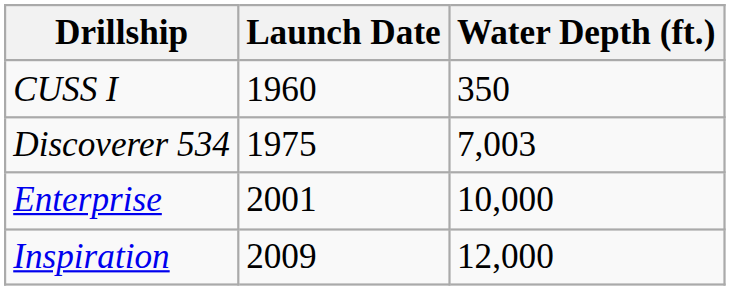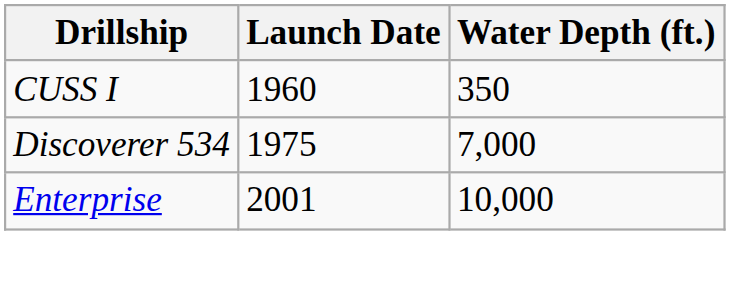(497, 144) 7,003 -> (497, 144) 7,000
- row: (91, 255)
